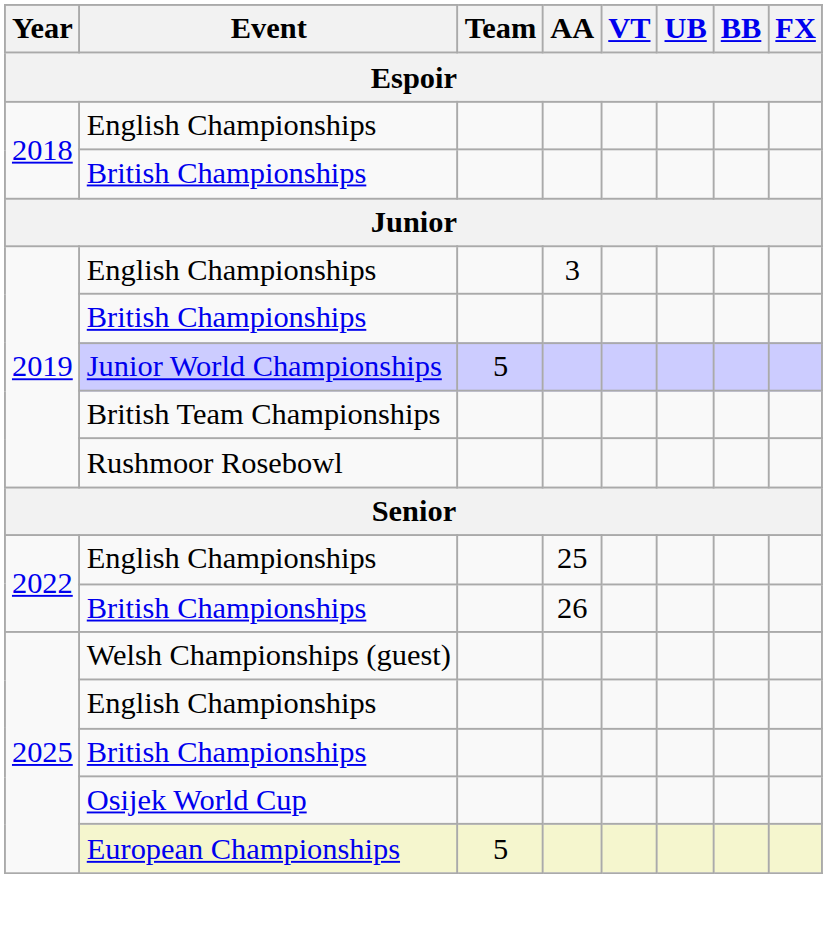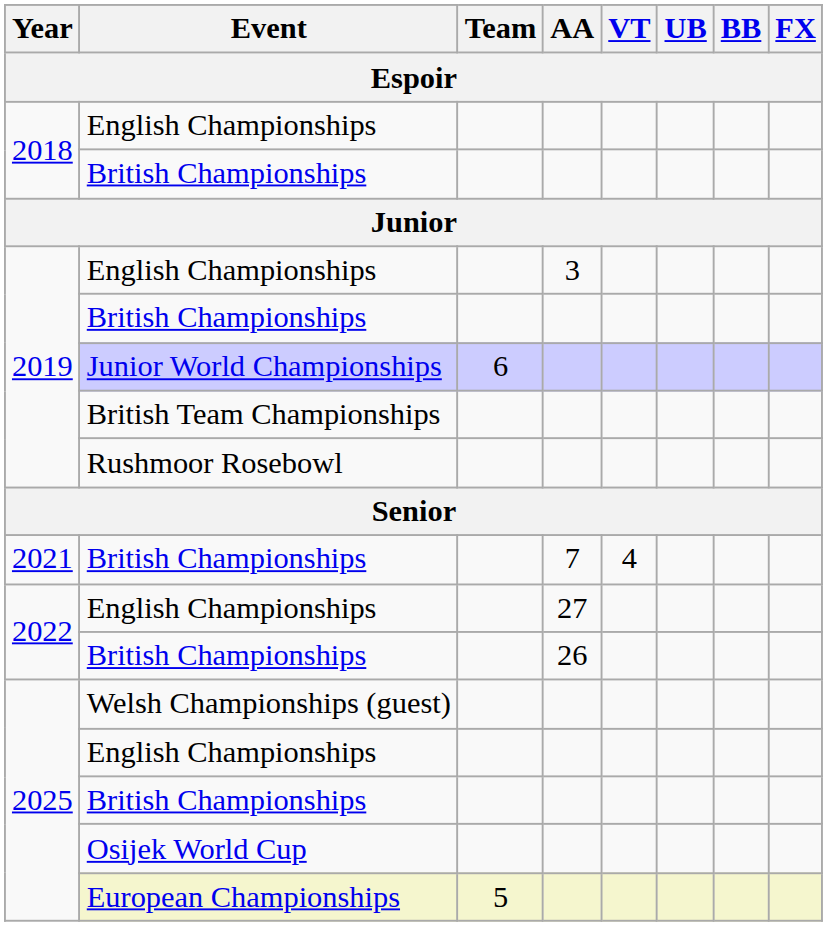(501, 366) 5 -> (501, 366) 6
+ row: (42, 558)
(572, 558) 25 -> (572, 607) 27
